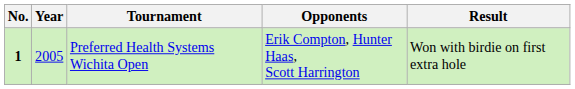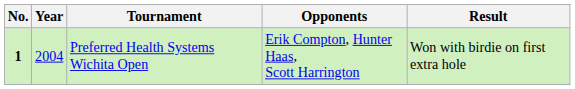(49, 56) 2005 -> (49, 56) 2004
